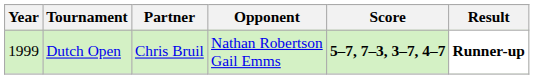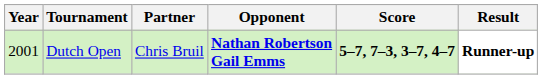(24, 52) 1999 -> (24, 52) 2001
(267, 52) normal -> (272, 52) bold
